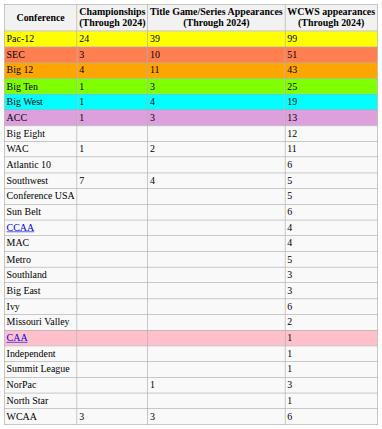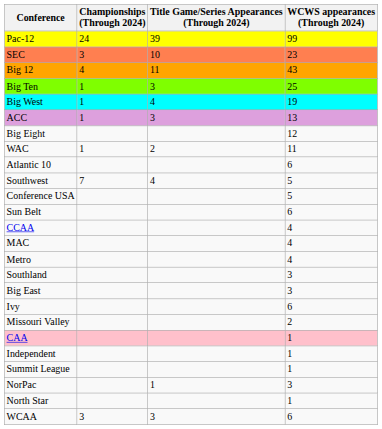(292, 54) 51 -> (292, 54) 23
(290, 259) 5 -> (290, 259) 4
